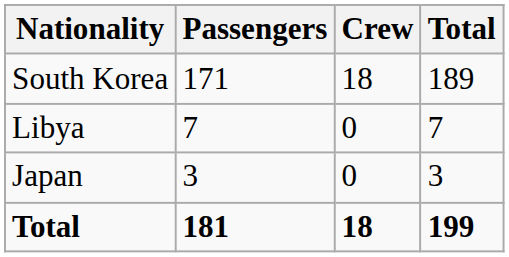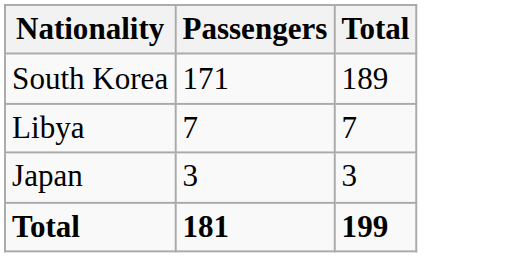- column: (378, 29)
